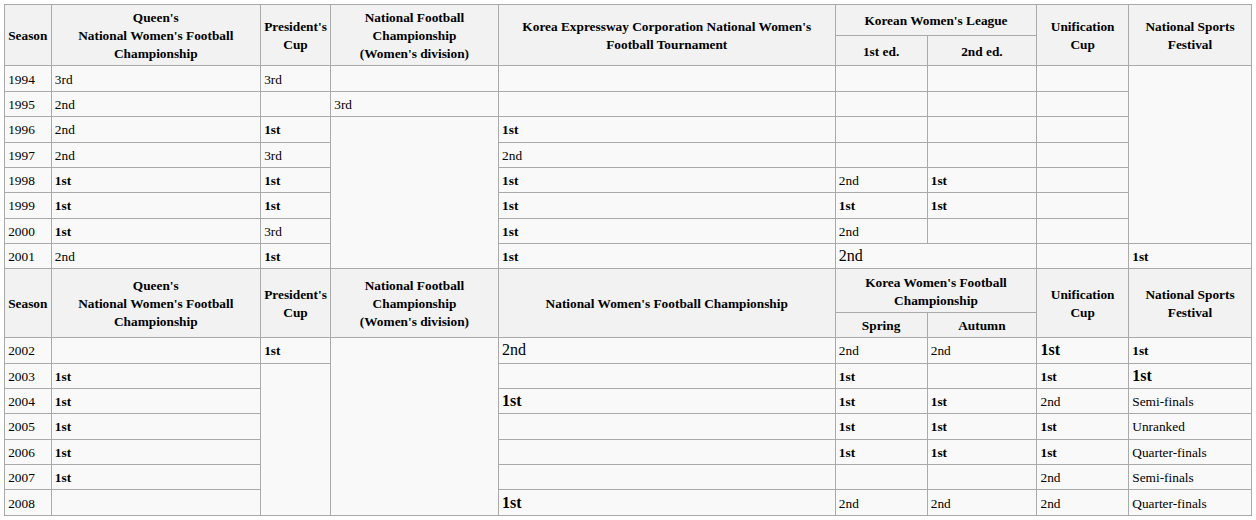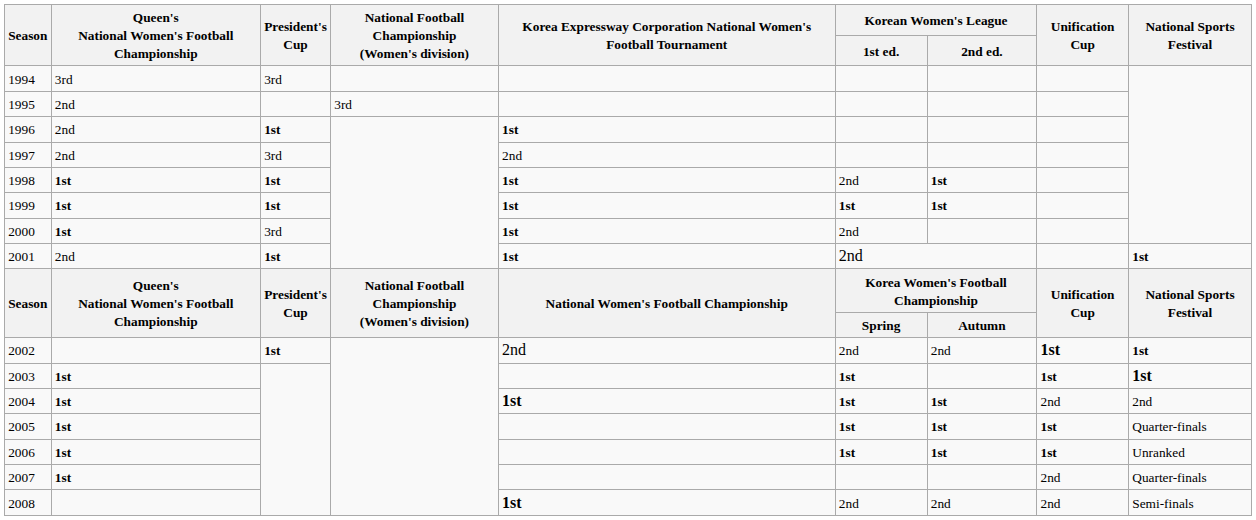(1163, 402) Semi-finals -> (1142, 402) 2nd
(1159, 427) Unranked -> (1169, 427) Quarter-finals
(1169, 452) Quarter-finals -> (1159, 452) Unranked
(1163, 478) Semi-finals -> (1169, 478) Quarter-finals
(1169, 503) Quarter-finals -> (1163, 503) Semi-finals
